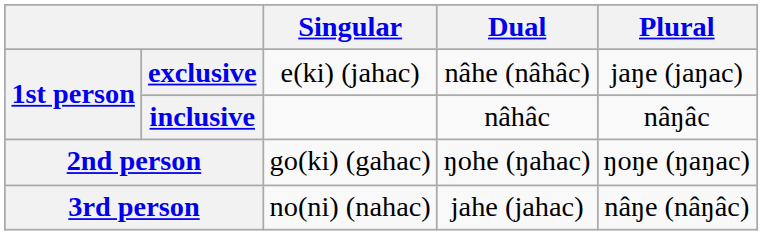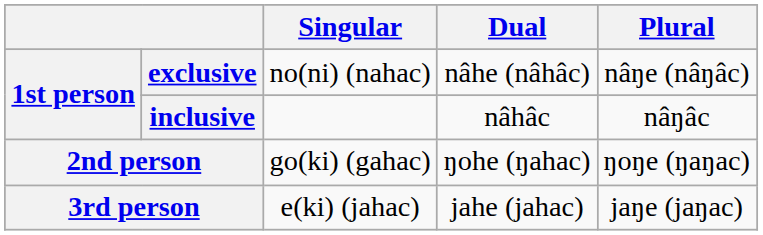(350, 71) e(ki) (jahac) -> (350, 71) no(ni) (nahac)
(677, 71) jaŋe (jaŋac) -> (677, 71) nâŋe (nâŋâc)
(350, 206) no(ni) (nahac) -> (350, 206) e(ki) (jahac)
(677, 206) nâŋe (nâŋâc) -> (677, 206) jaŋe (jaŋac)
